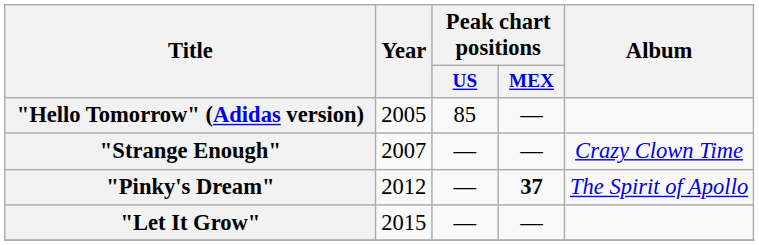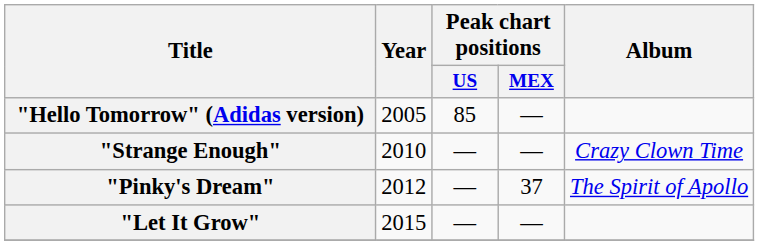(404, 150) 2007 -> (404, 150) 2010
(531, 186) bold -> (531, 186) normal
